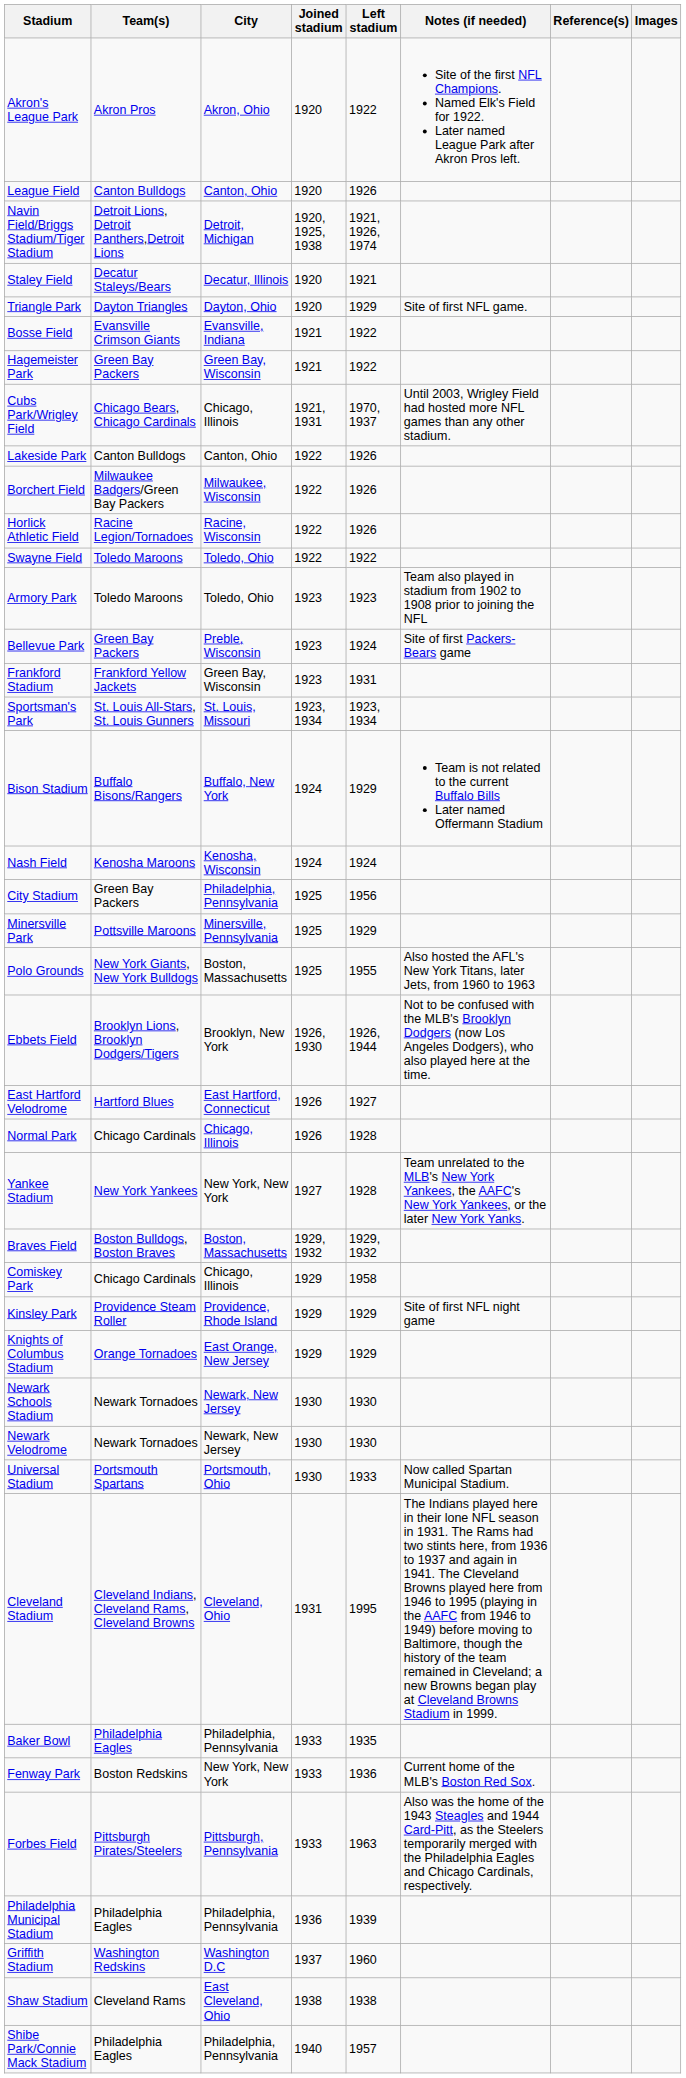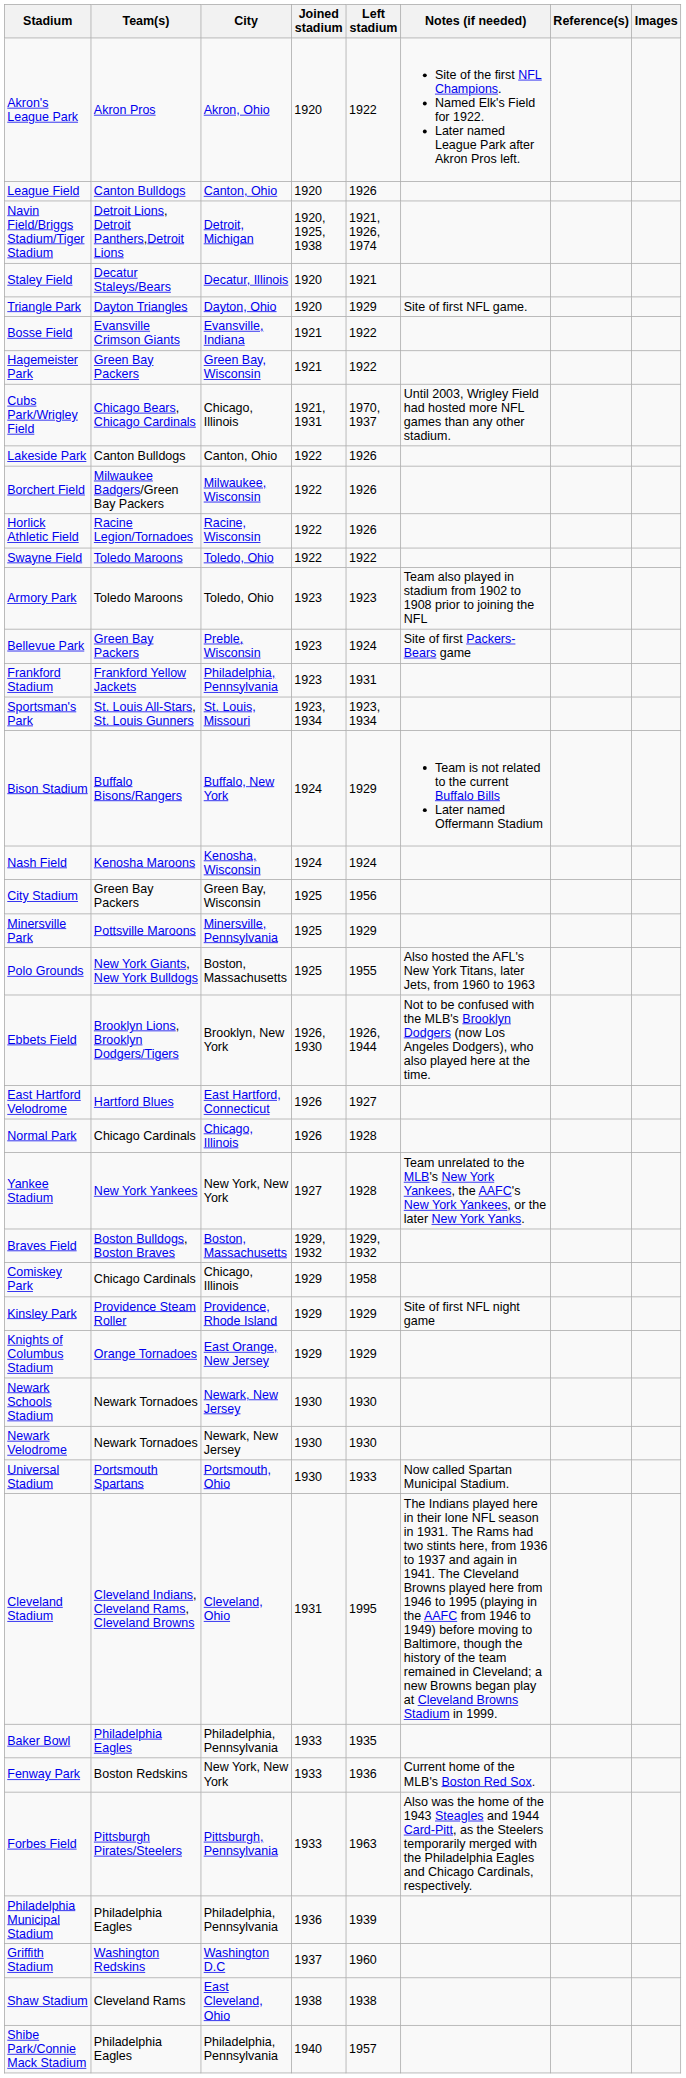(235, 680) Green Bay, Wisconsin -> (241, 680) Philadelphia, Pennsylvania
(241, 896) Philadelphia, Pennsylvania -> (235, 896) Green Bay, Wisconsin
